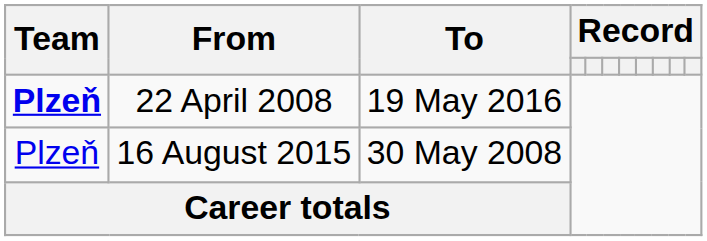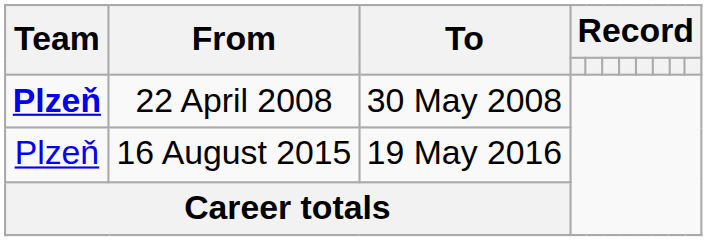(464, 100) 19 May 2016 -> (464, 100) 30 May 2008
(464, 153) 30 May 2008 -> (464, 153) 19 May 2016
